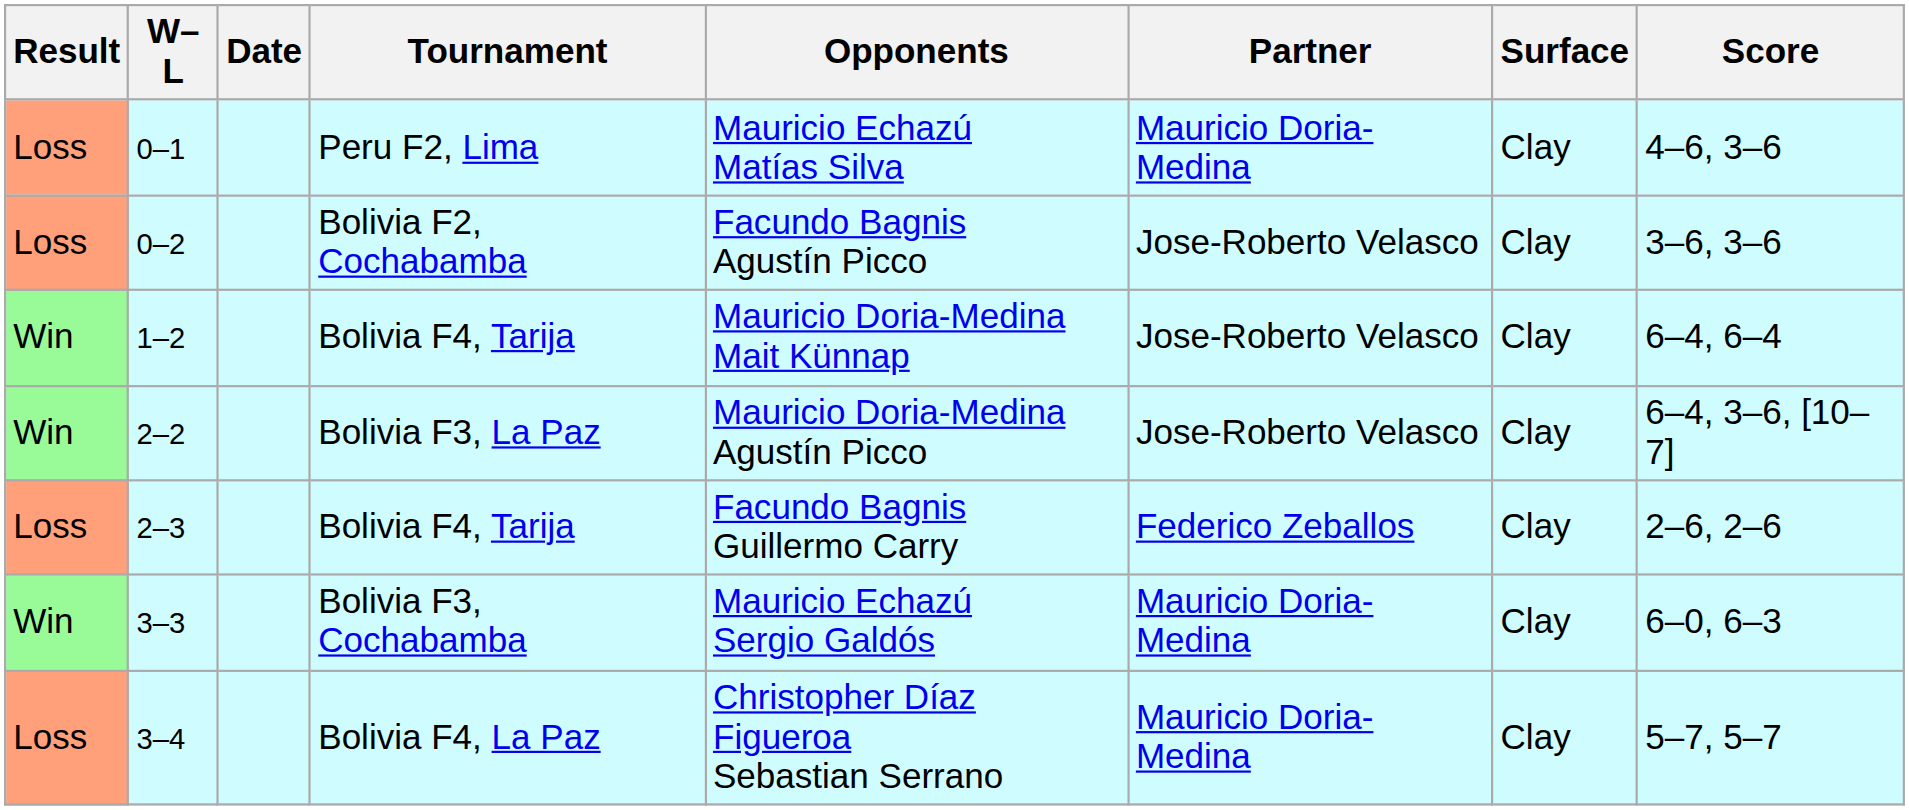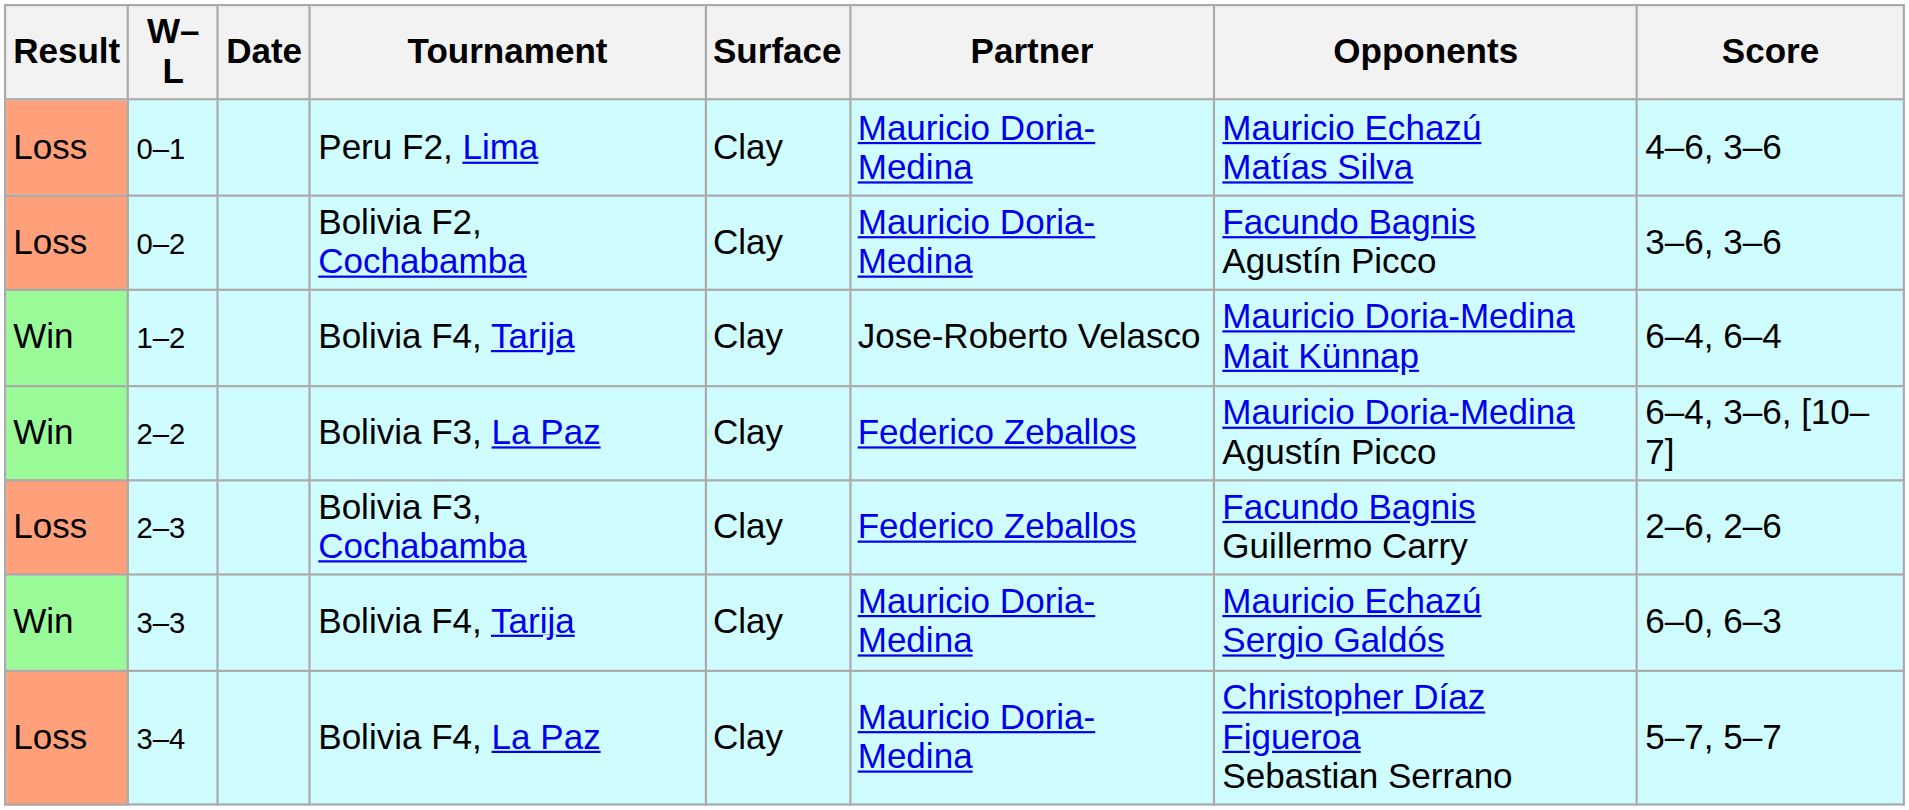columns swapped: (1565, 51) <-> (916, 51)
(1307, 241) Jose-Roberto Velasco -> (976, 241) Mauricio Doria-Medina
(1307, 431) Jose-Roberto Velasco -> (997, 431) Federico Zeballos
(446, 526) Bolivia F4, Tarija -> (422, 526) Bolivia F3, Cochabamba
(422, 621) Bolivia F3, Cochabamba -> (446, 621) Bolivia F4, Tarija
